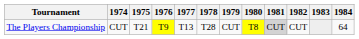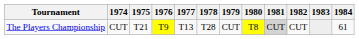(343, 27) 64 -> (343, 27) 61
